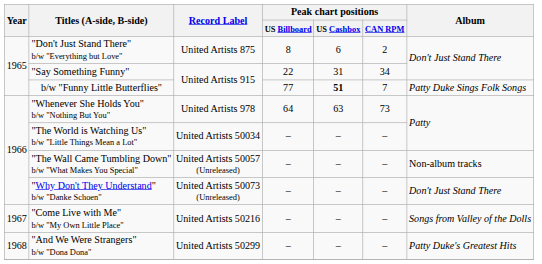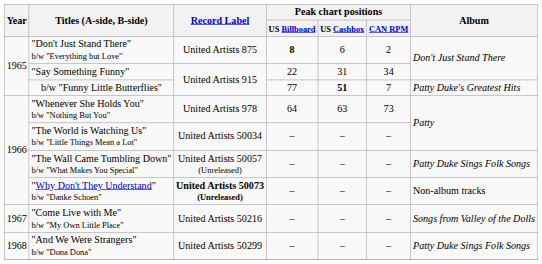(288, 50) normal -> (292, 50) bold
(468, 87) Patty Duke Sings Folk Songs -> (467, 87) Patty Duke's Greatest Hits
(445, 164) Non-album tracks -> (471, 164) Patty Duke Sings Folk Songs
(218, 191) normal -> (220, 191) bold
(455, 191) Don't Just Stand There -> (449, 191) Non-album tracks
(463, 246) Patty Duke's Greatest Hits -> (471, 246) Patty Duke Sings Folk Songs
